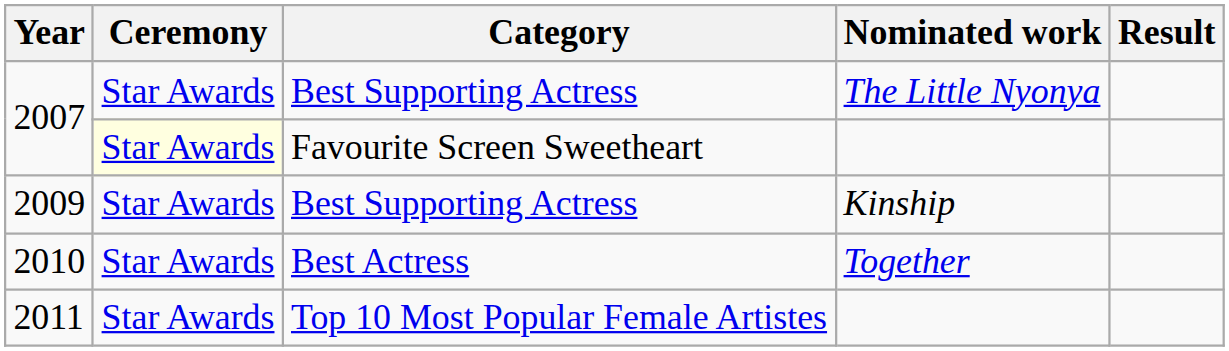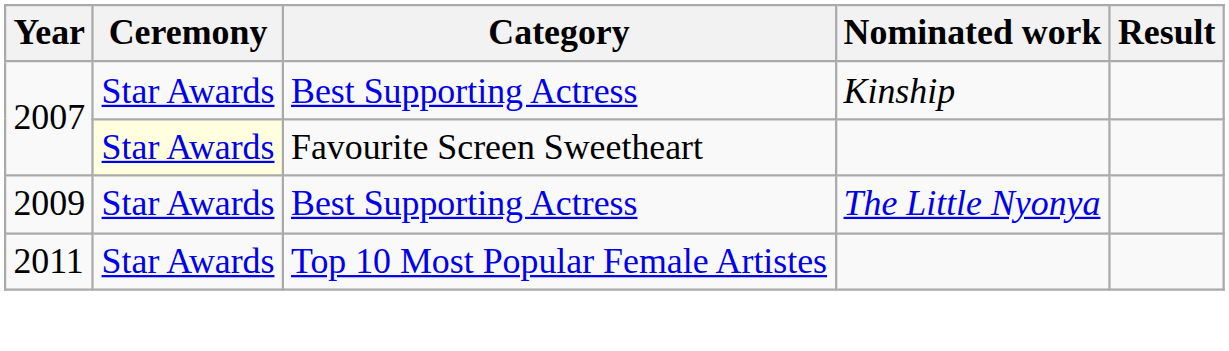(972, 89) The Little Nyonya -> (899, 89) Kinship
(899, 203) Kinship -> (972, 203) The Little Nyonya
- row: (49, 260)
